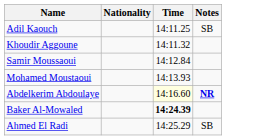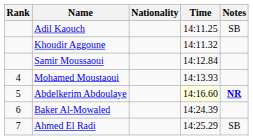+ column: (18, 12)
(173, 110) bold -> (200, 110) normal
